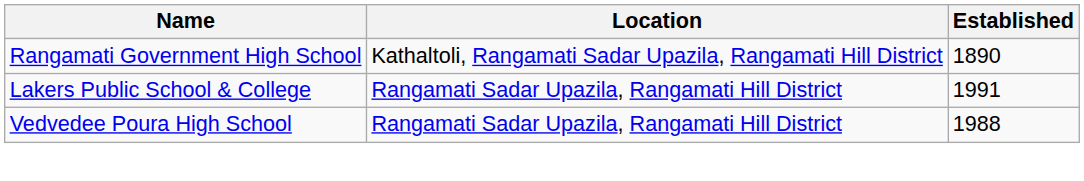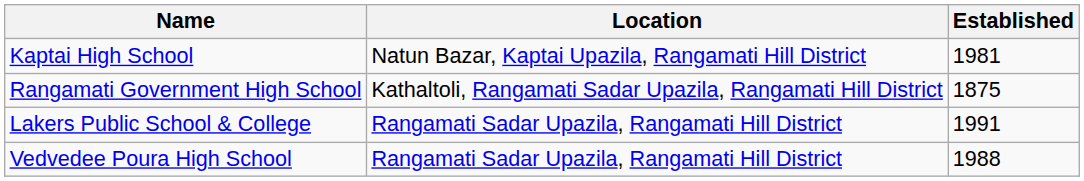+ row: (102, 55)
(977, 55) 1890 -> (977, 90) 1875
